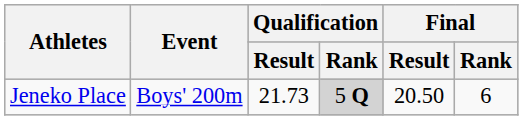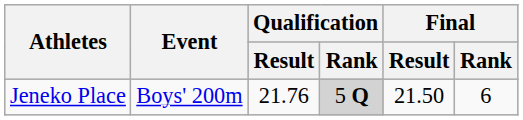(284, 96) 21.73 -> (284, 96) 21.76
(419, 96) 20.50 -> (419, 96) 21.50
